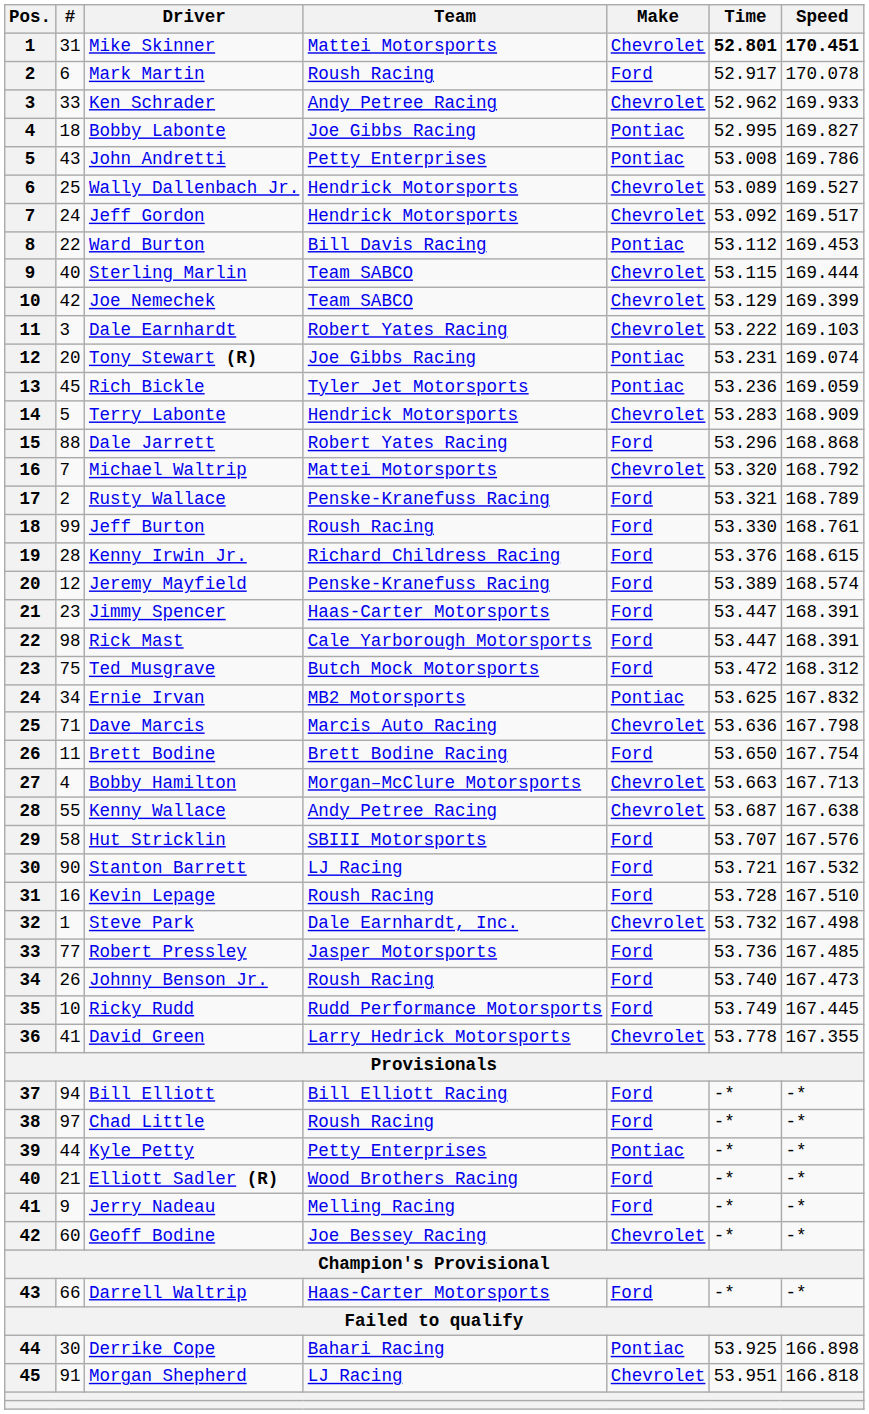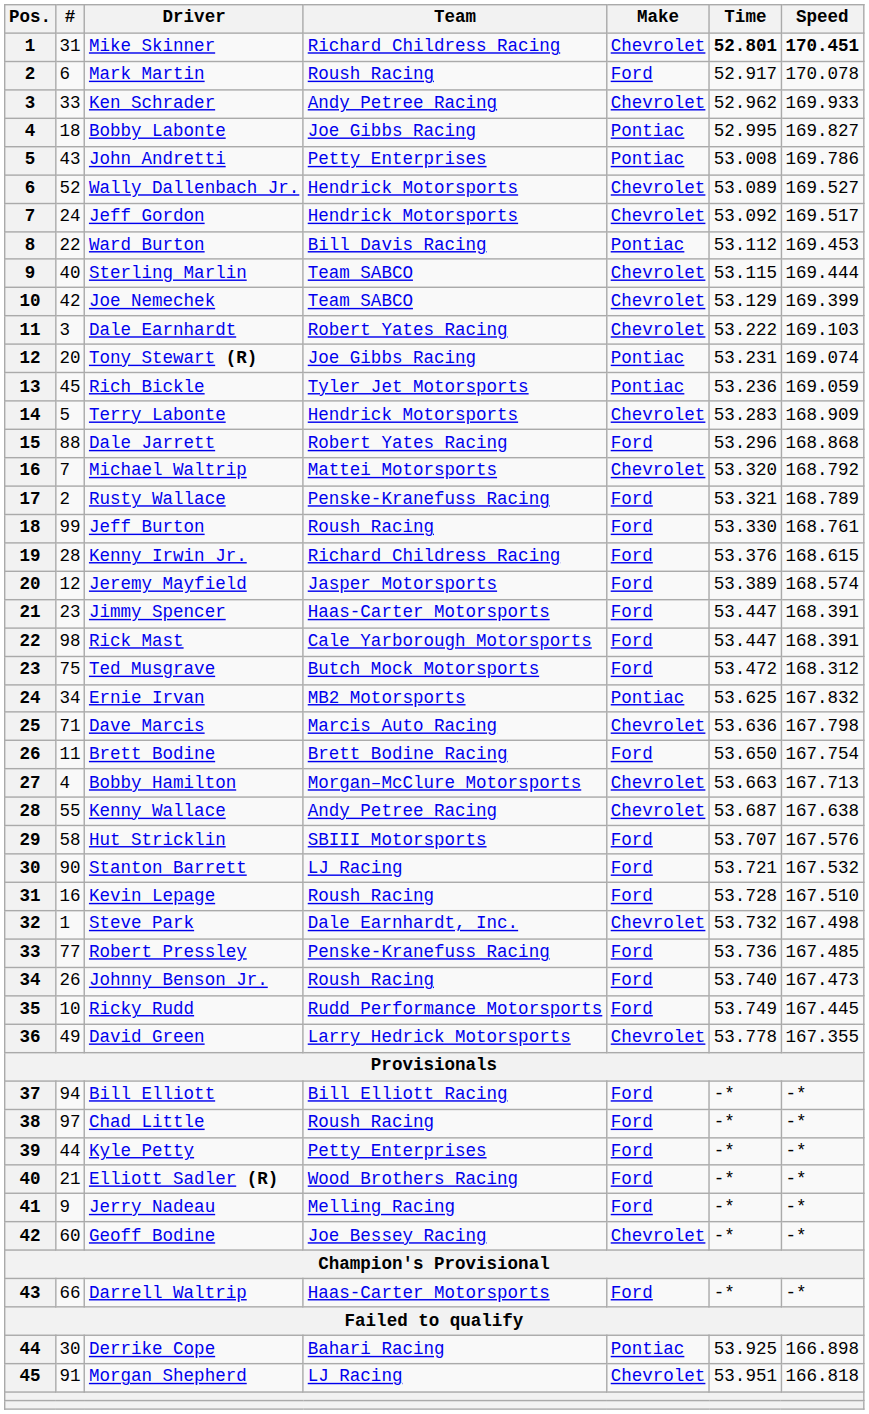(402, 48) Mattei Motorsports -> (434, 48) Richard Childress Racing
(70, 189) 25 -> (70, 189) 52
(429, 585) Penske-Kranefuss Racing -> (402, 585) Jasper Motorsports
(402, 953) Jasper Motorsports -> (429, 953) Penske-Kranefuss Racing
(70, 1038) 41 -> (70, 1038) 49
(648, 1152) Pontiac -> (632, 1152) Ford
